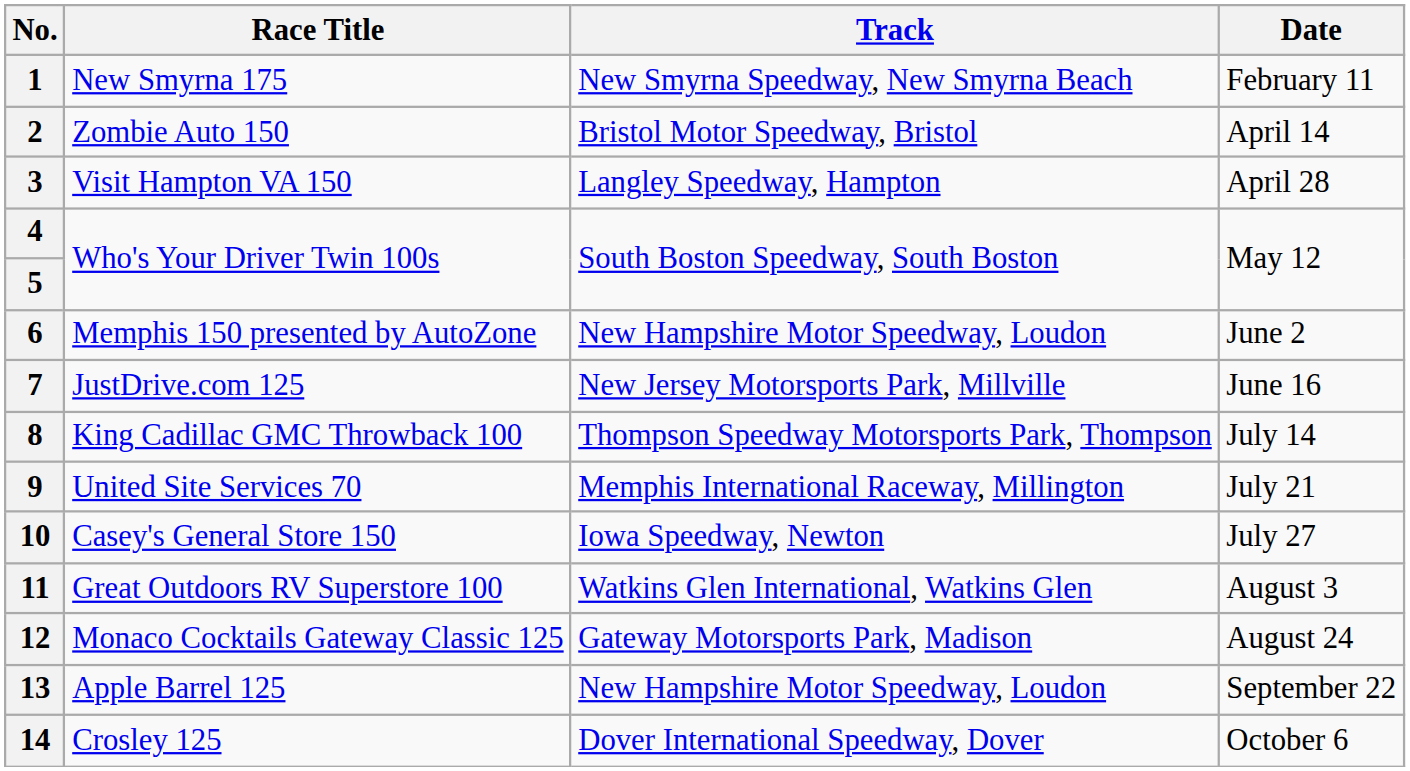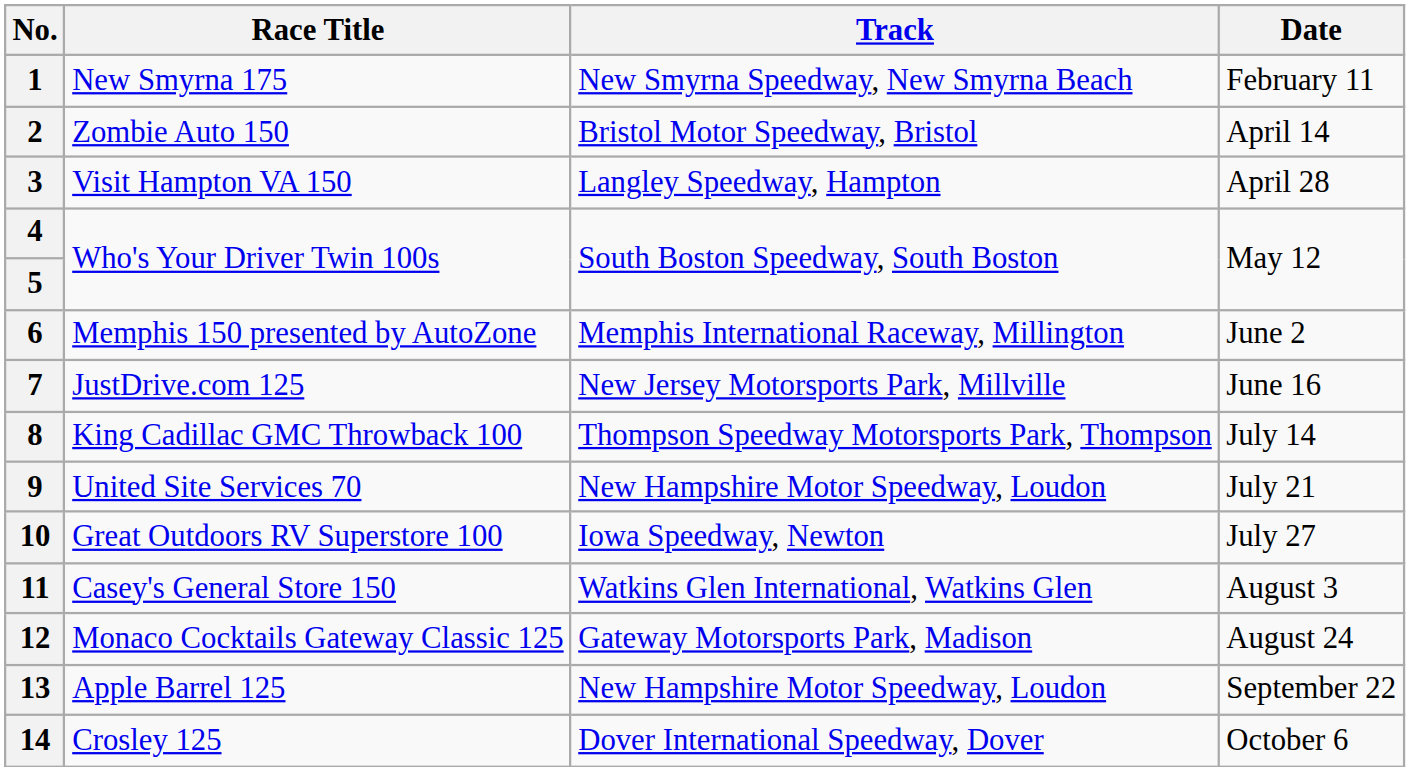(842, 333) New Hampshire Motor Speedway, Loudon -> (851, 333) Memphis International Raceway, Millington
(851, 485) Memphis International Raceway, Millington -> (842, 485) New Hampshire Motor Speedway, Loudon
(234, 536) Casey's General Store 150 -> (287, 536) Great Outdoors RV Superstore 100
(287, 587) Great Outdoors RV Superstore 100 -> (234, 587) Casey's General Store 150
